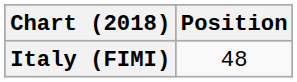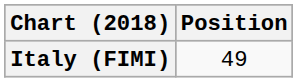(234, 59) 48 -> (234, 59) 49
